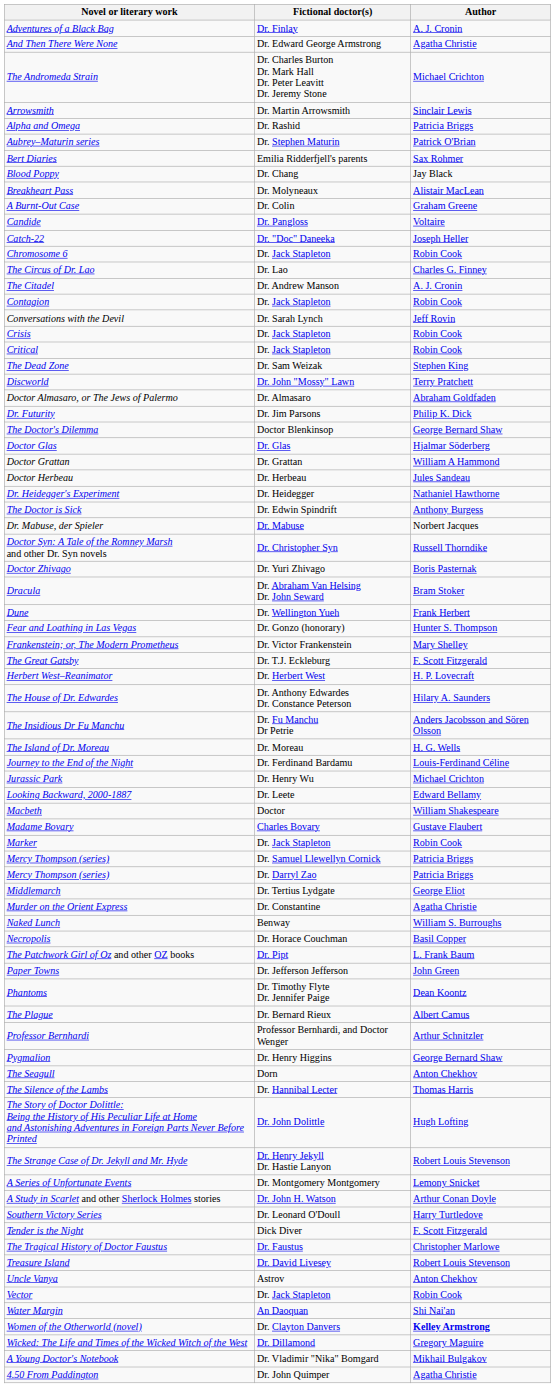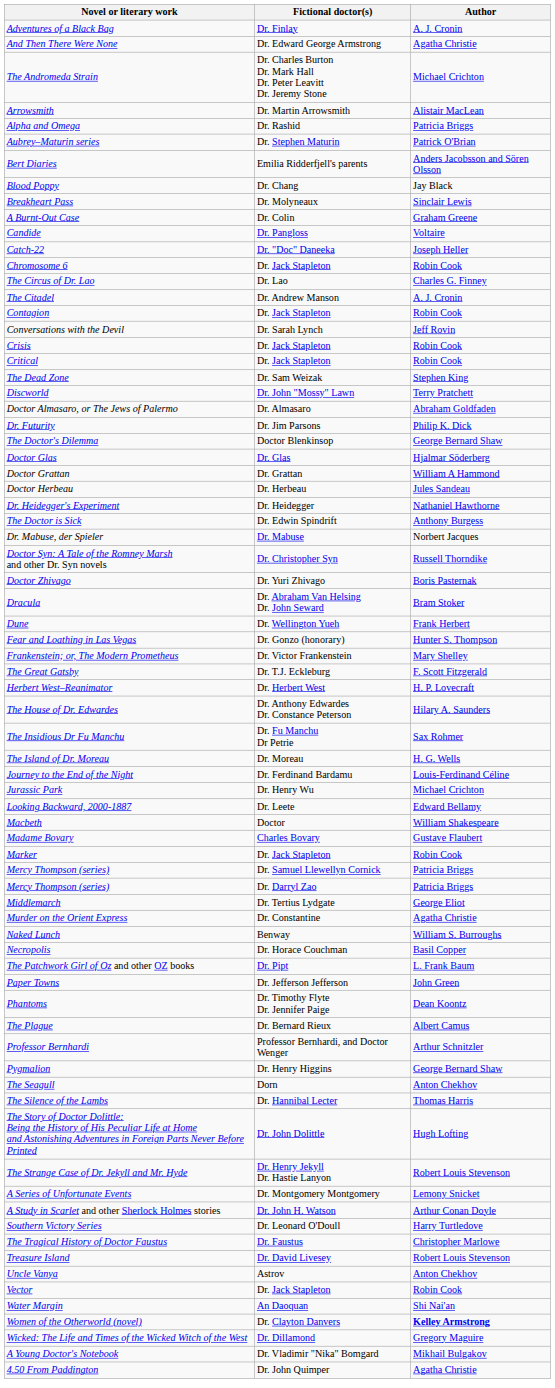(442, 110) Sinclair Lewis -> (449, 110) Alistair MacLean
(438, 158) Sax Rohmer -> (471, 164) Anders Jacobsson and Sören Olsson
(449, 190) Alistair MacLean -> (442, 201) Sinclair Lewis
(471, 725) Anders Jacobsson and Sören Olsson -> (438, 736) Sax Rohmer
- row: (45, 1230)
